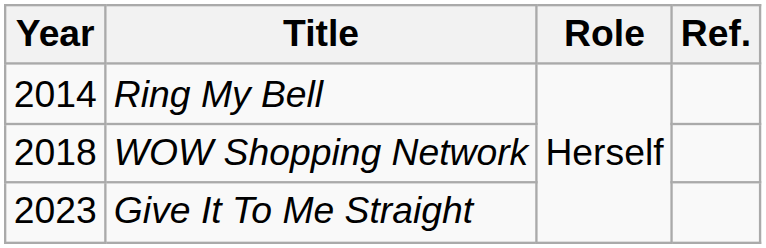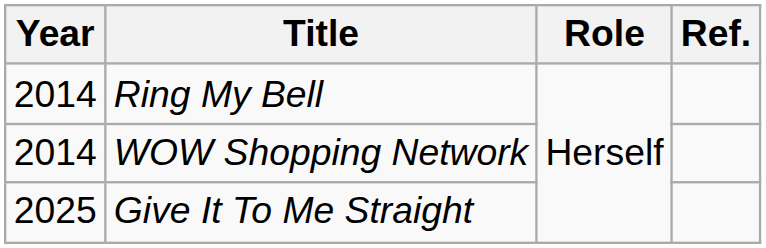(55, 152) 2018 -> (55, 152) 2014
(55, 211) 2023 -> (55, 211) 2025
